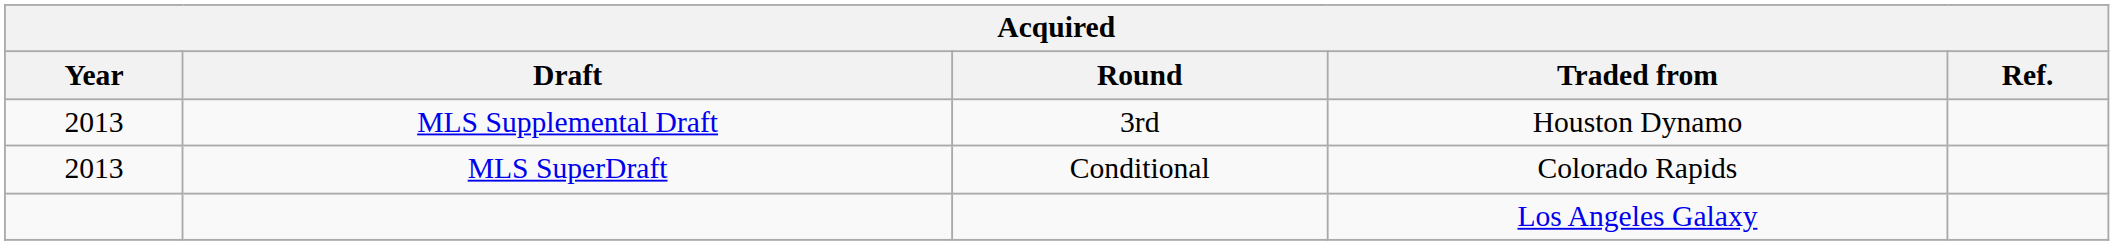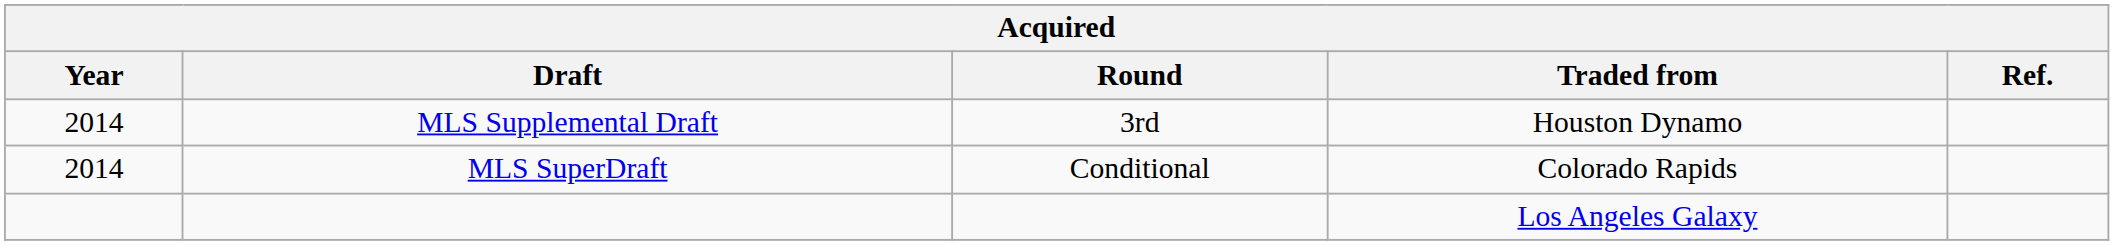(94, 121) 2013 -> (94, 121) 2014
(94, 168) 2013 -> (94, 168) 2014
